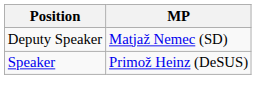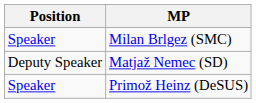+ row: (170, 39)
